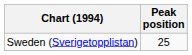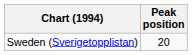(164, 42) 25 -> (164, 42) 20
